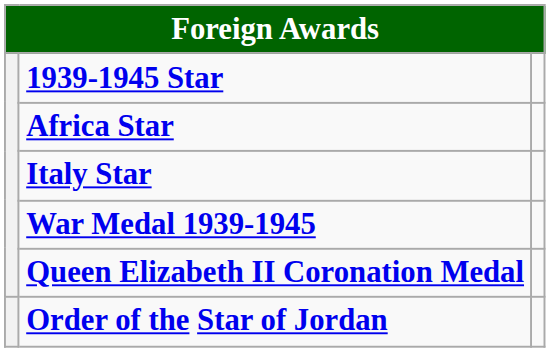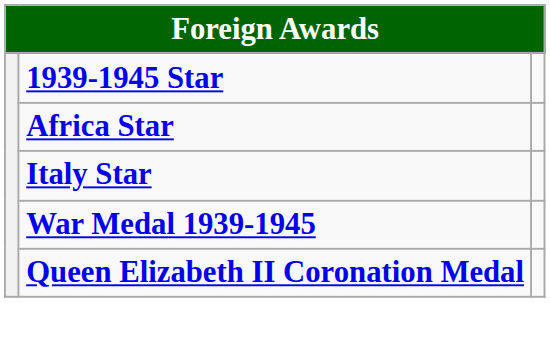- row: (207, 321)
